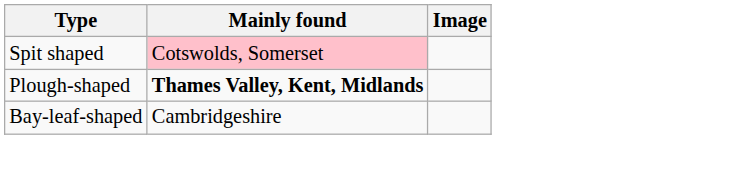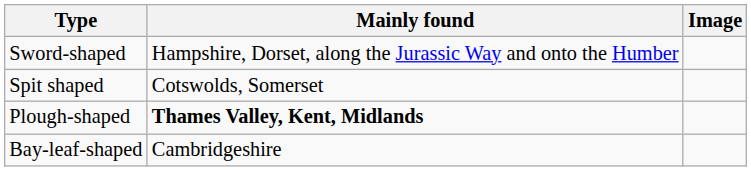+ row: (67, 52)
(238, 52) pink background -> (238, 85) no background
